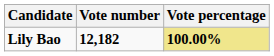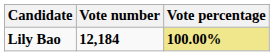(99, 39) 12,182 -> (99, 39) 12,184
